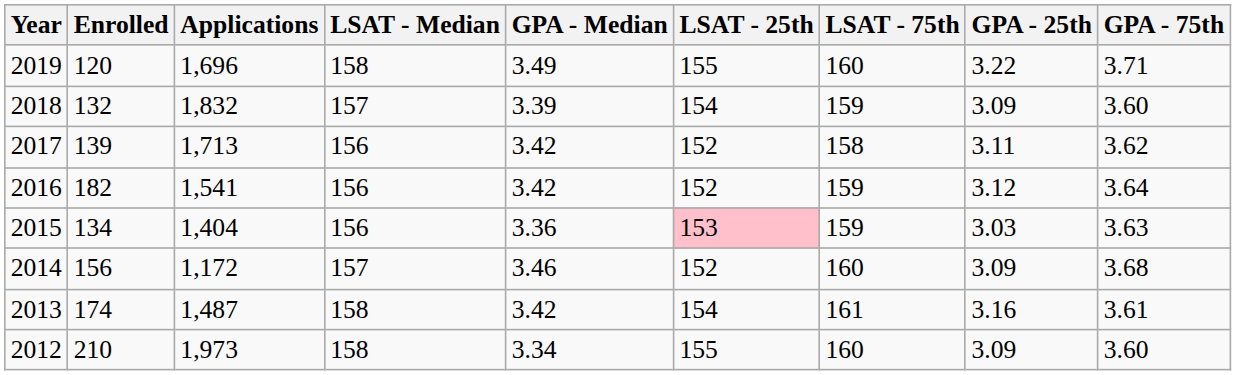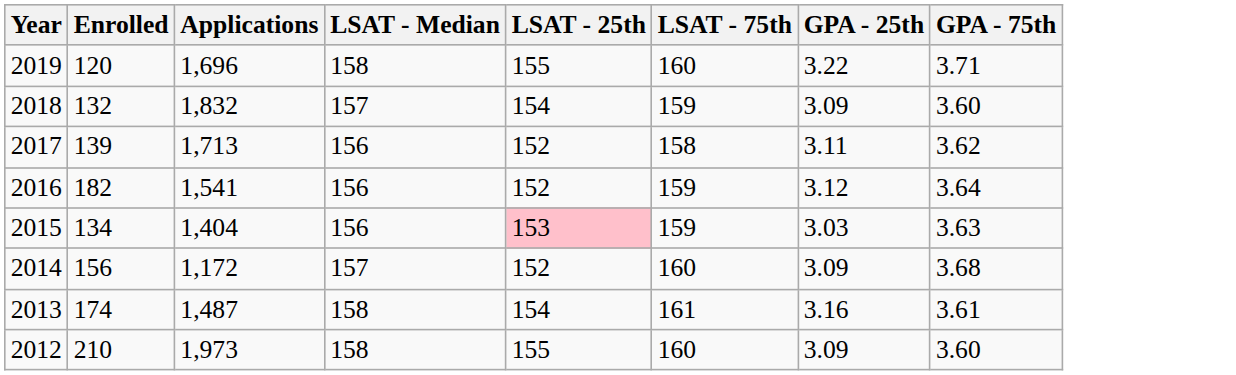- column: (590, 24)
